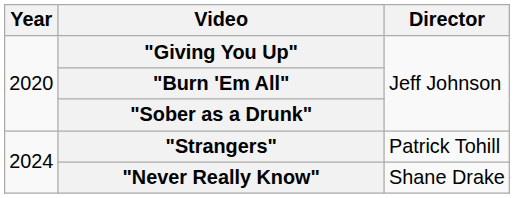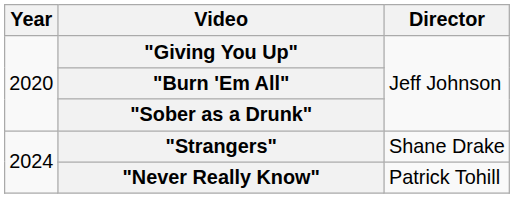(445, 146) Patrick Tohill -> (447, 146) Shane Drake
(447, 177) Shane Drake -> (445, 177) Patrick Tohill
